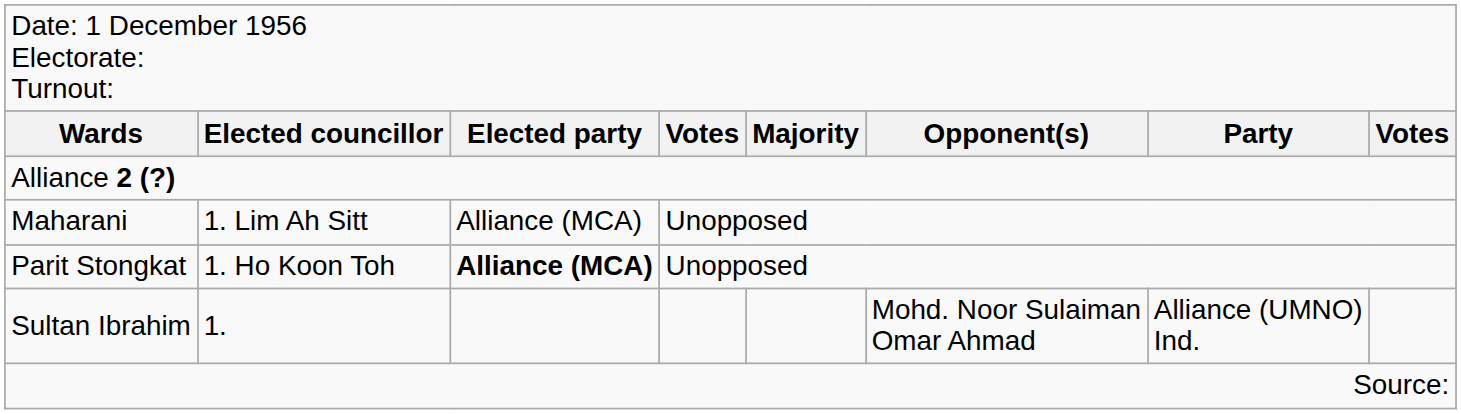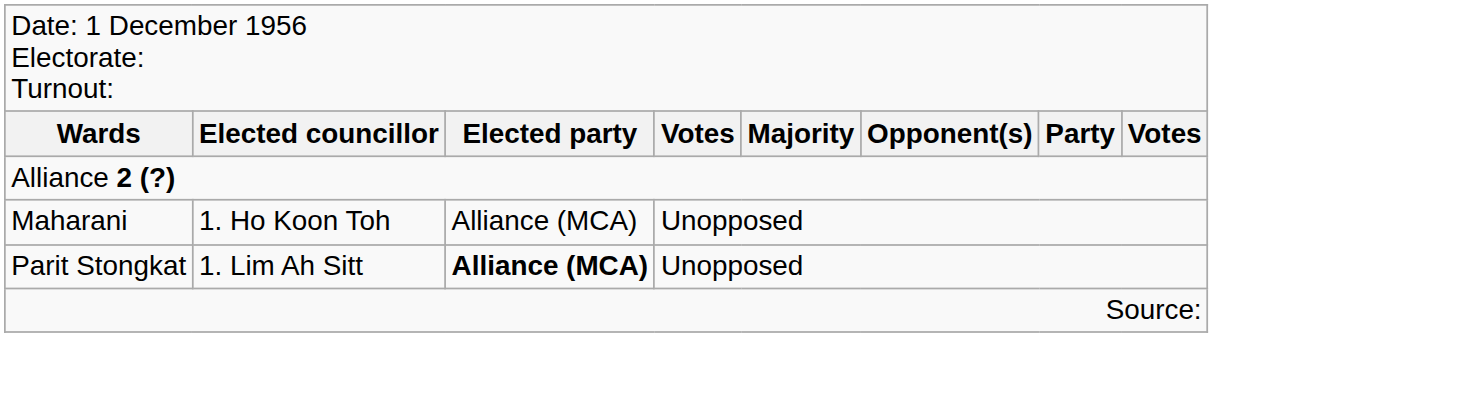(286, 221) 1. Lim Ah Sitt -> (295, 221) 1. Ho Koon Toh
(299, 265) 1. Ho Koon Toh -> (281, 265) 1. Lim Ah Sitt
- row: (101, 325)
